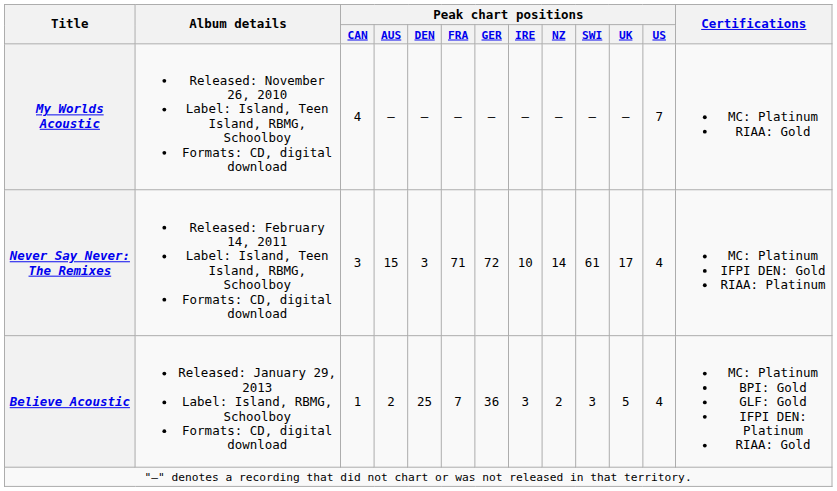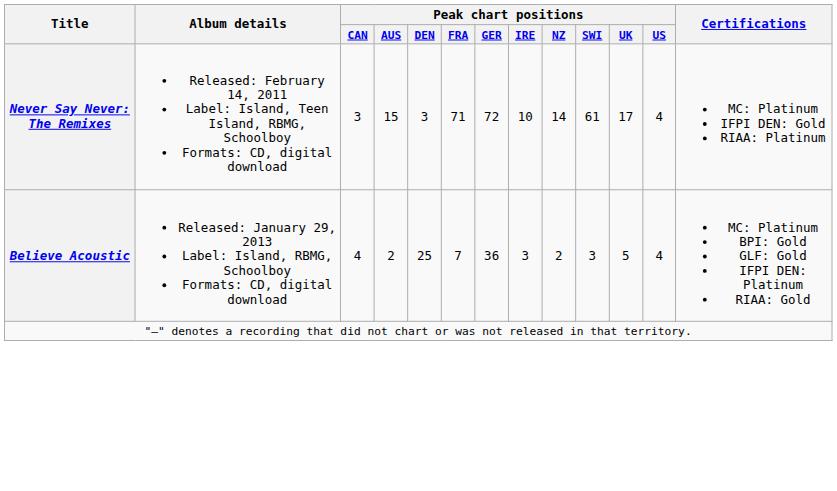- row: (70, 117)
(358, 402) 1 -> (358, 256) 4
